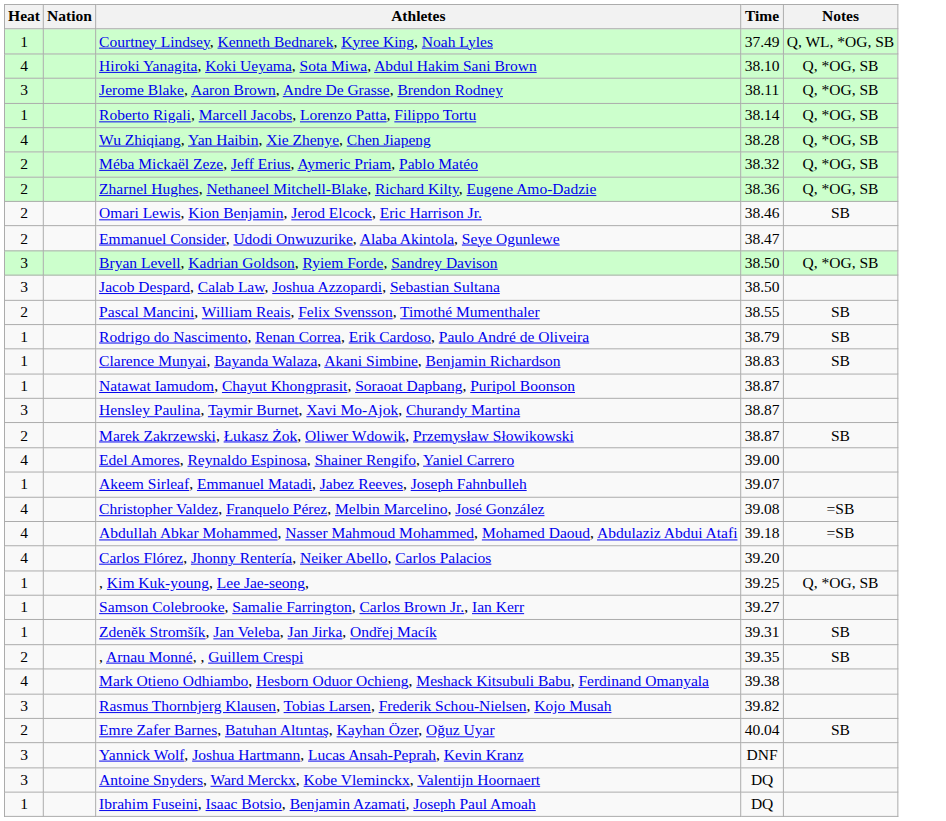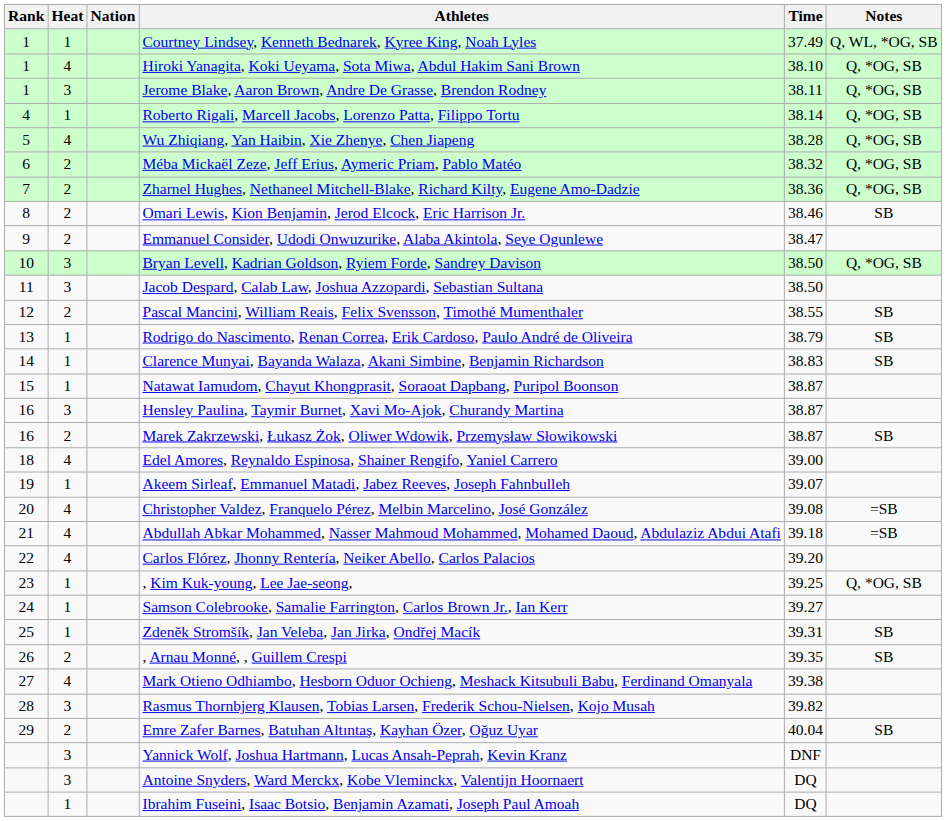+ column: (26, 16)
